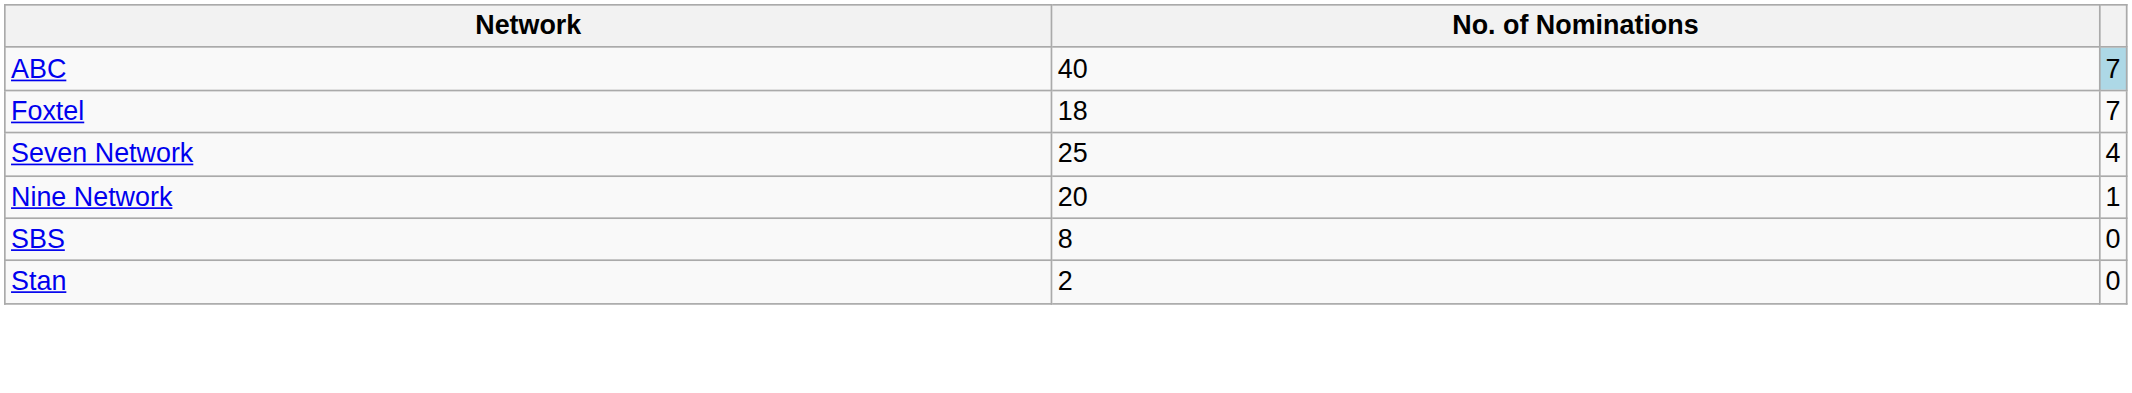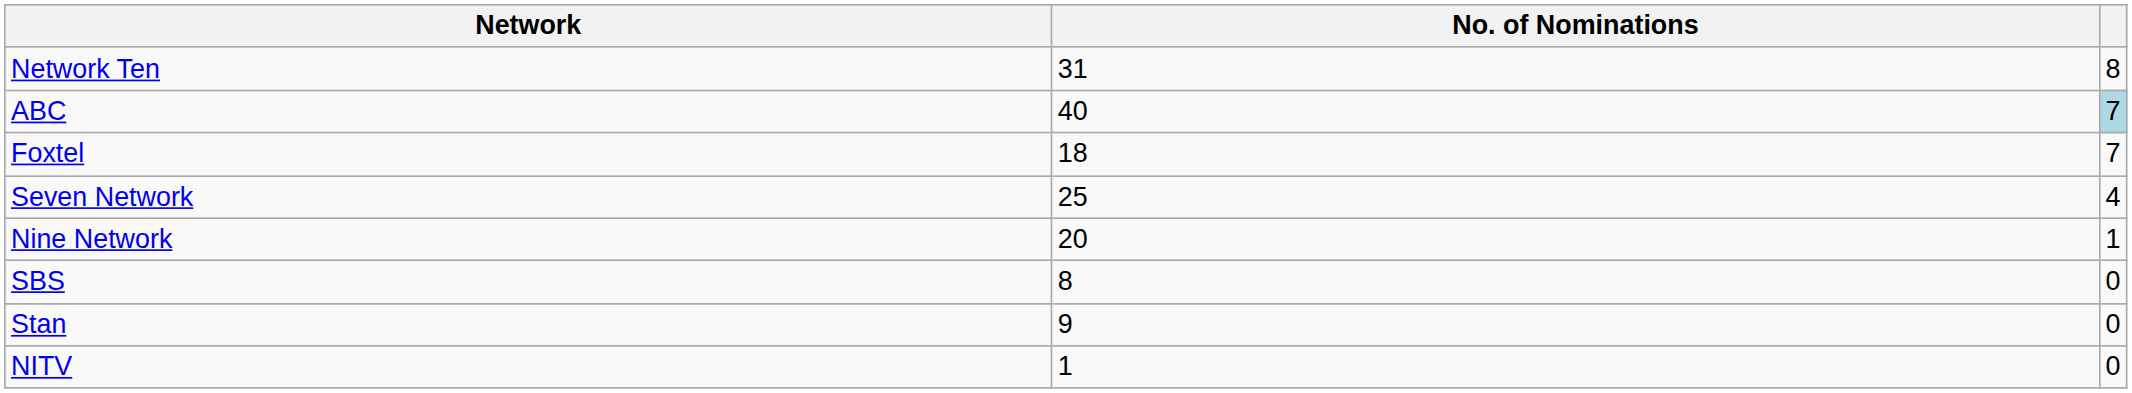+ row: (85, 68)
(1065, 281) 2 -> (1065, 324) 9
+ row: (42, 366)
